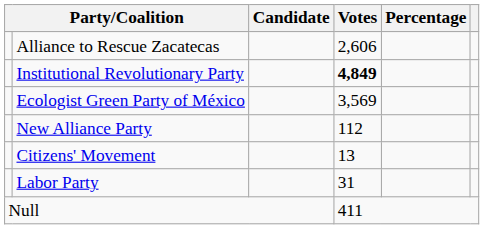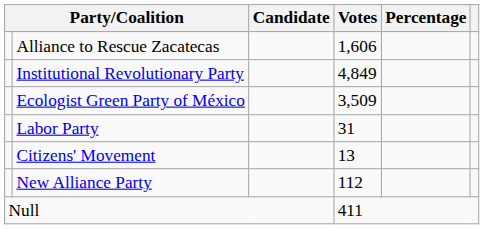(357, 45) 2,606 -> (357, 45) 1,606
(357, 73) bold -> (357, 73) normal
(357, 100) 3,569 -> (357, 100) 3,509
rows swapped: (58, 182) <-> (84, 127)
